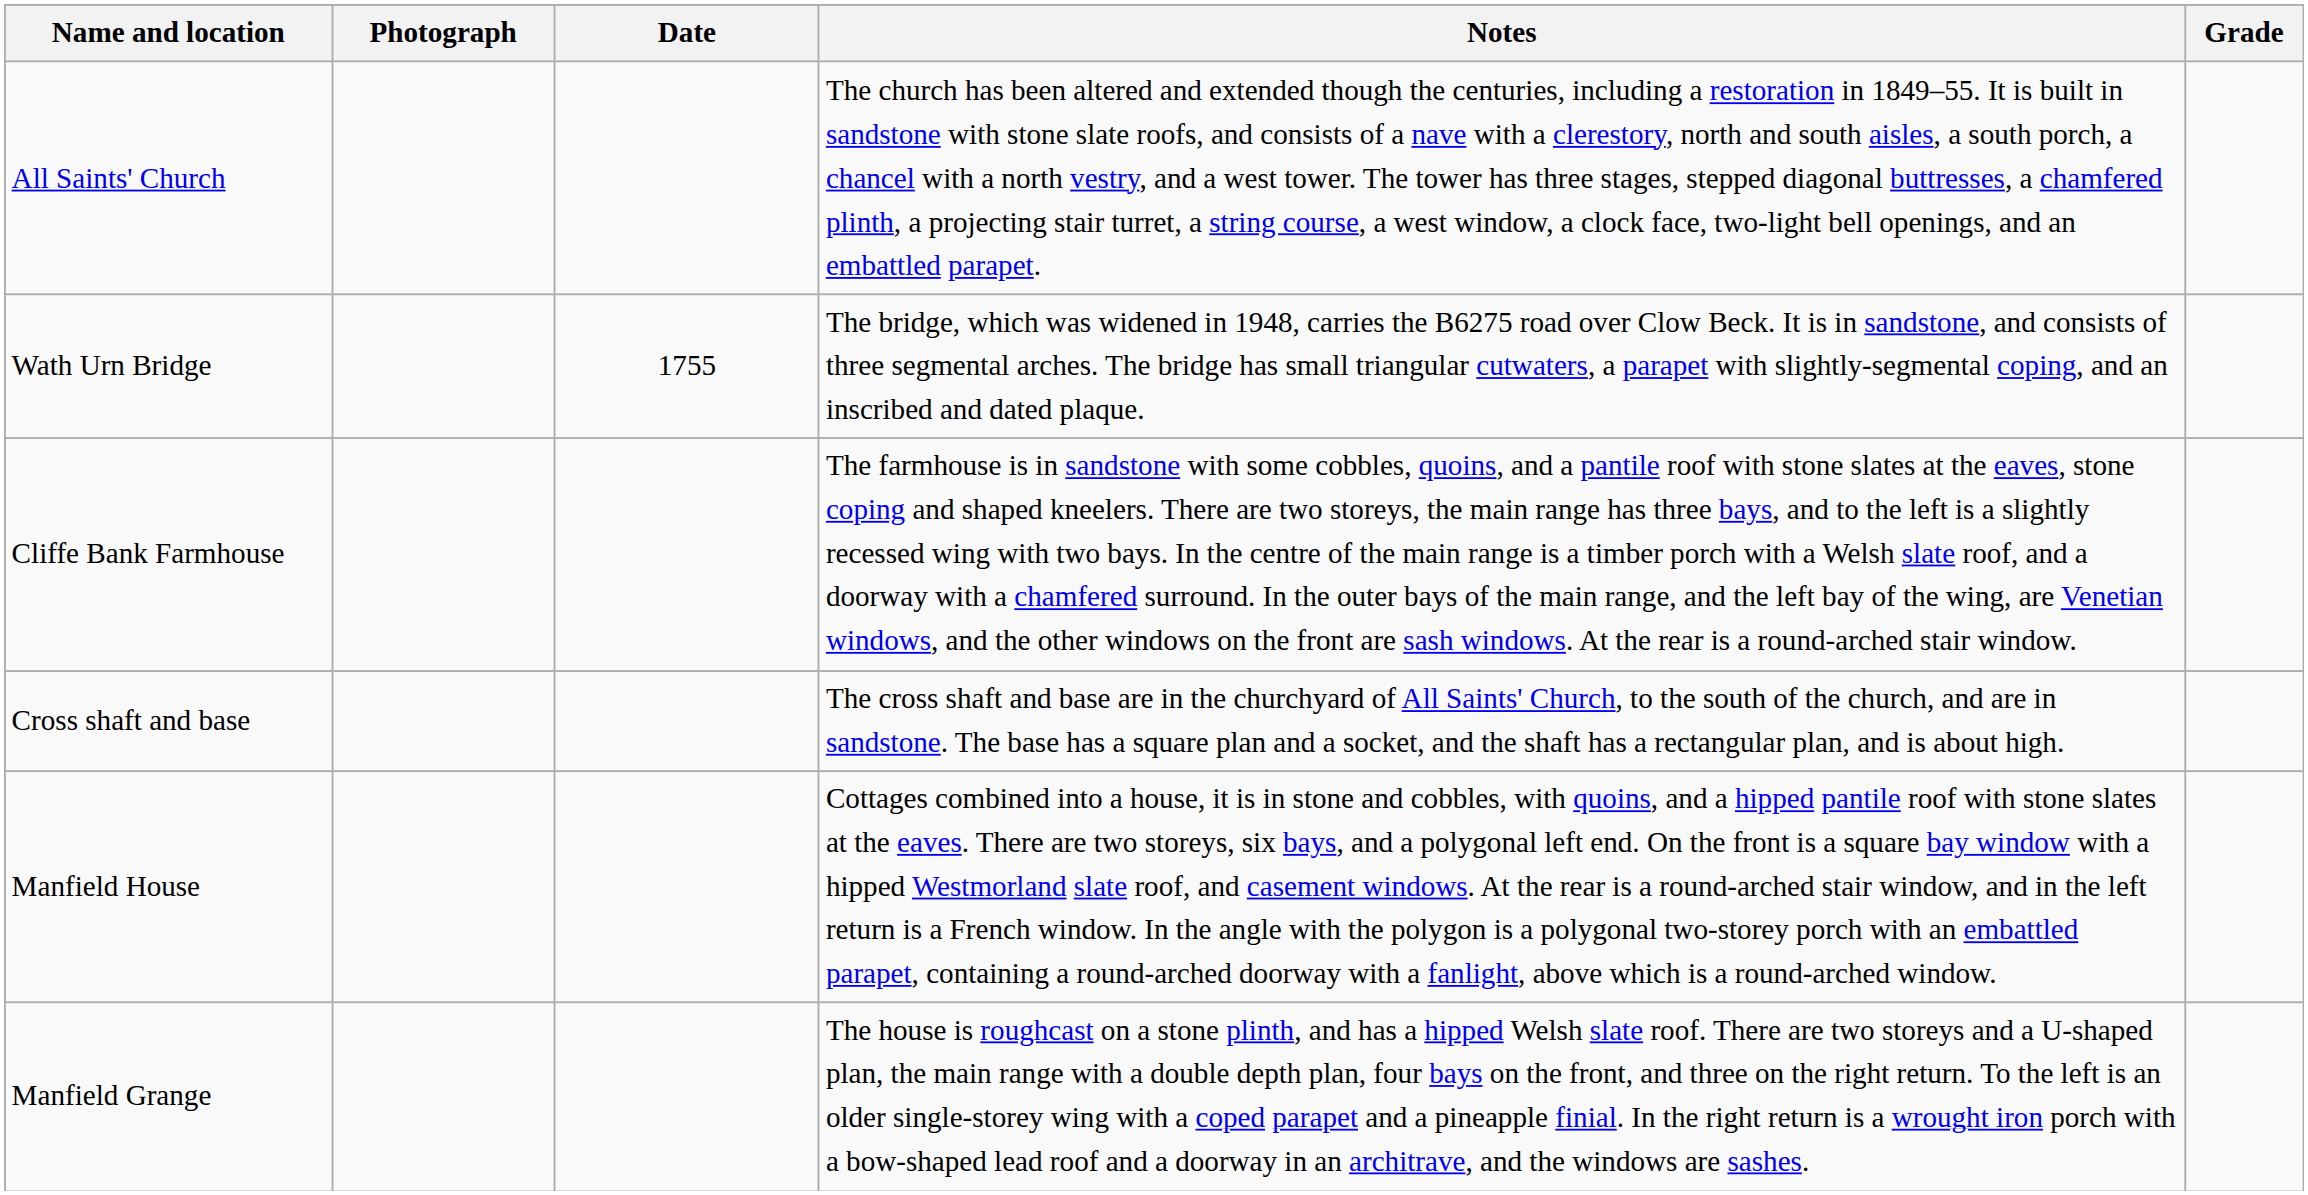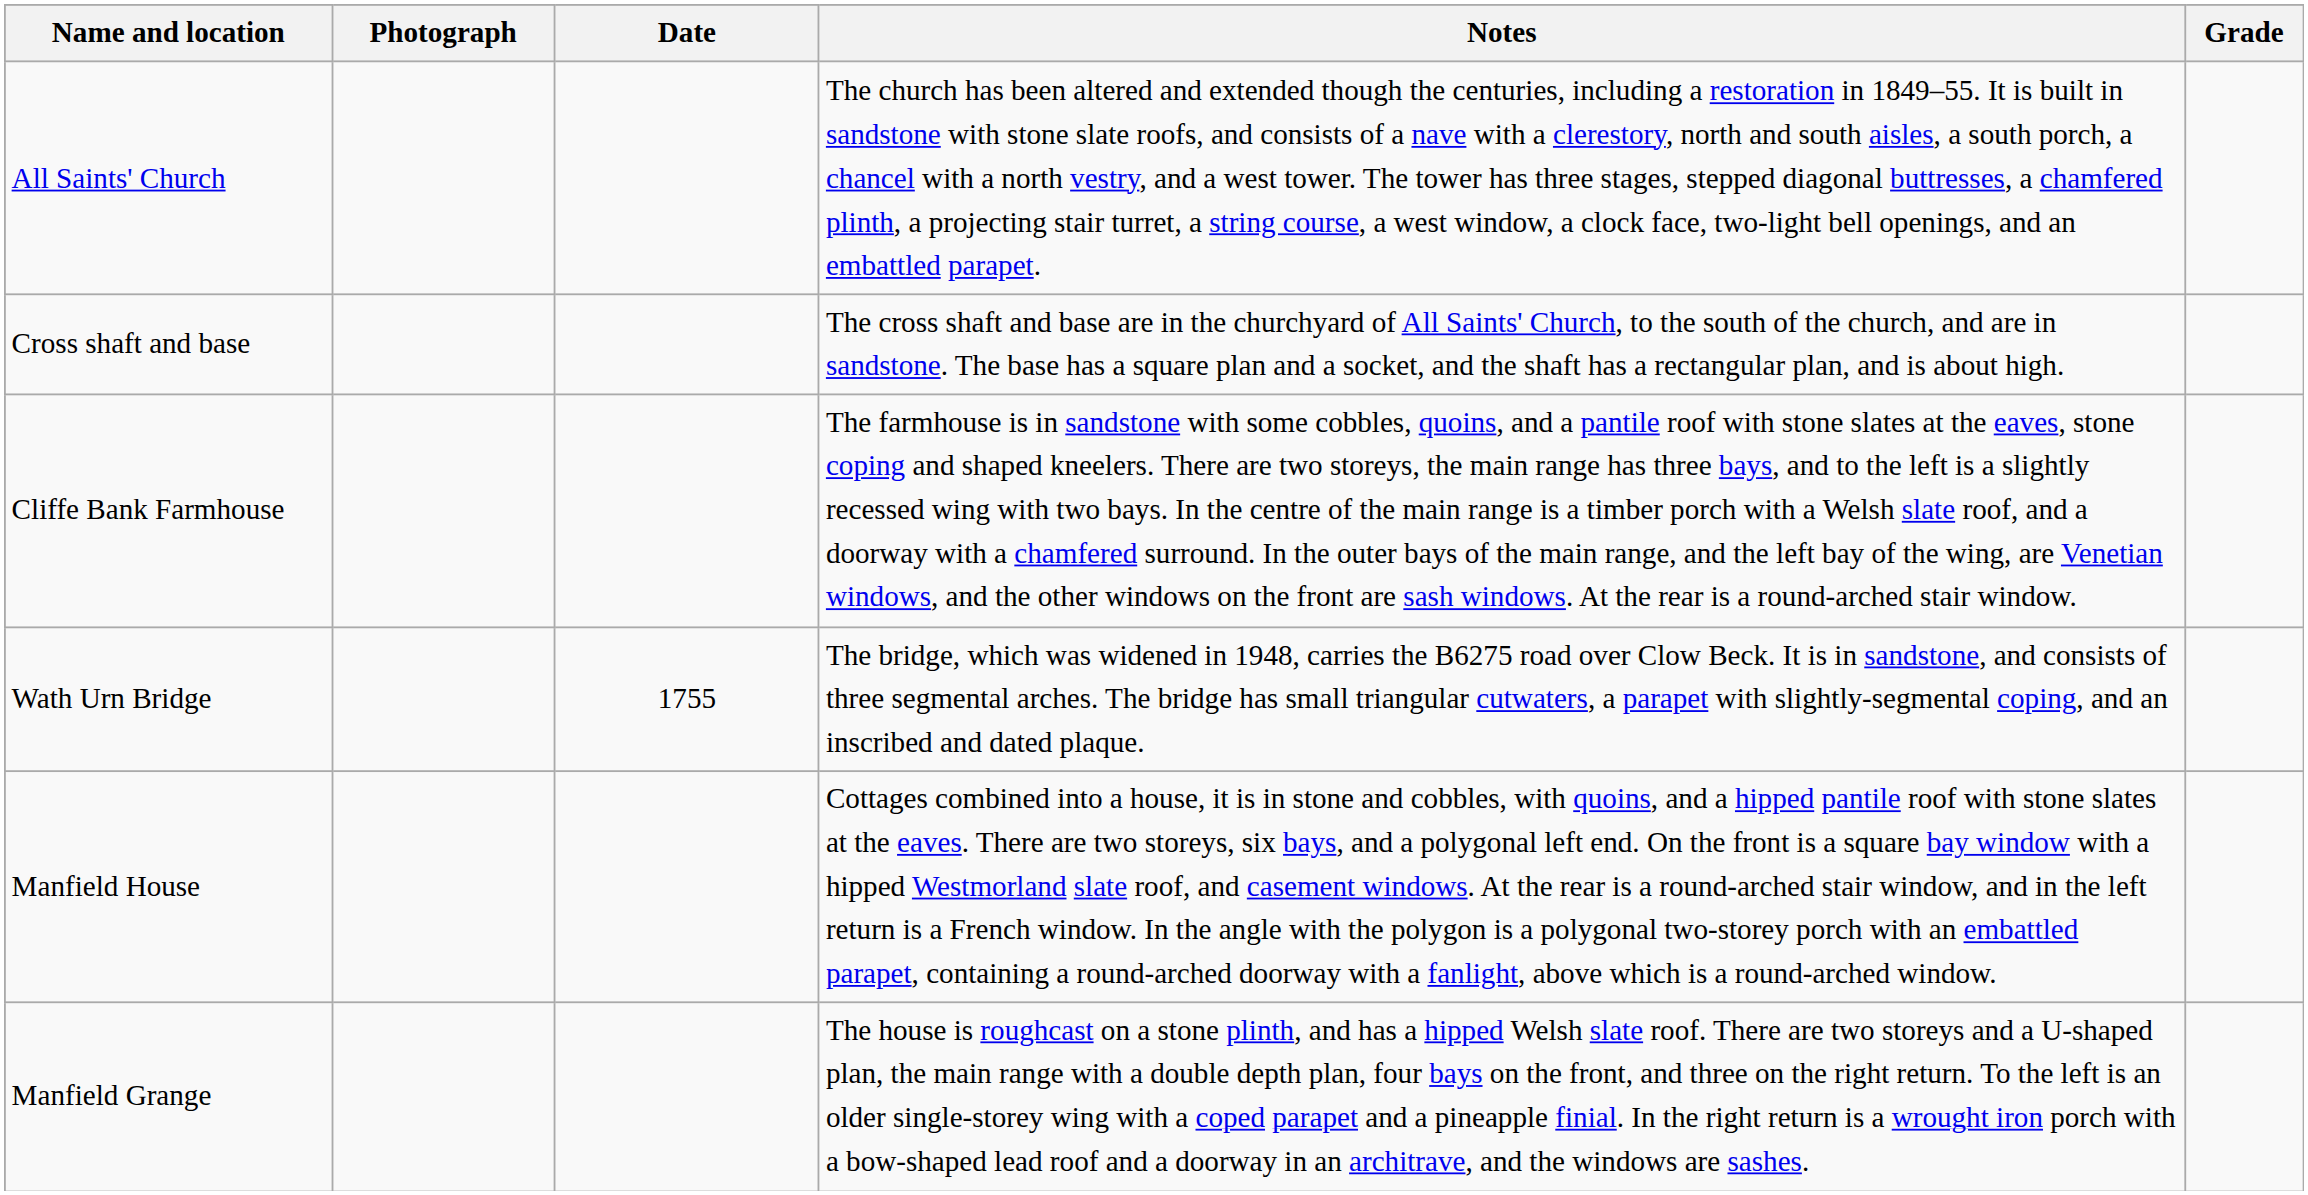rows swapped: (131, 720) <-> (112, 365)
